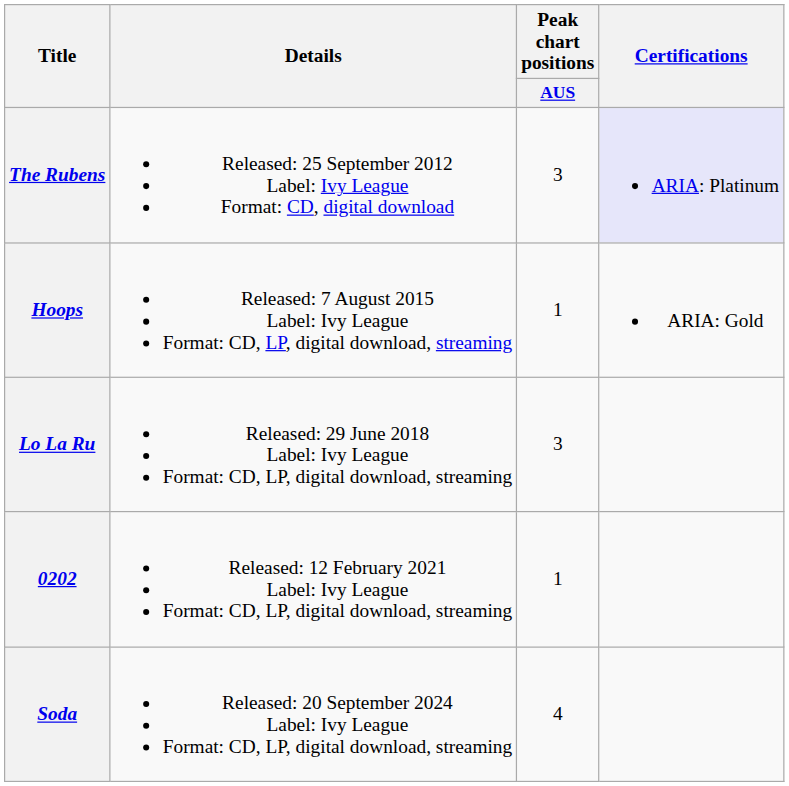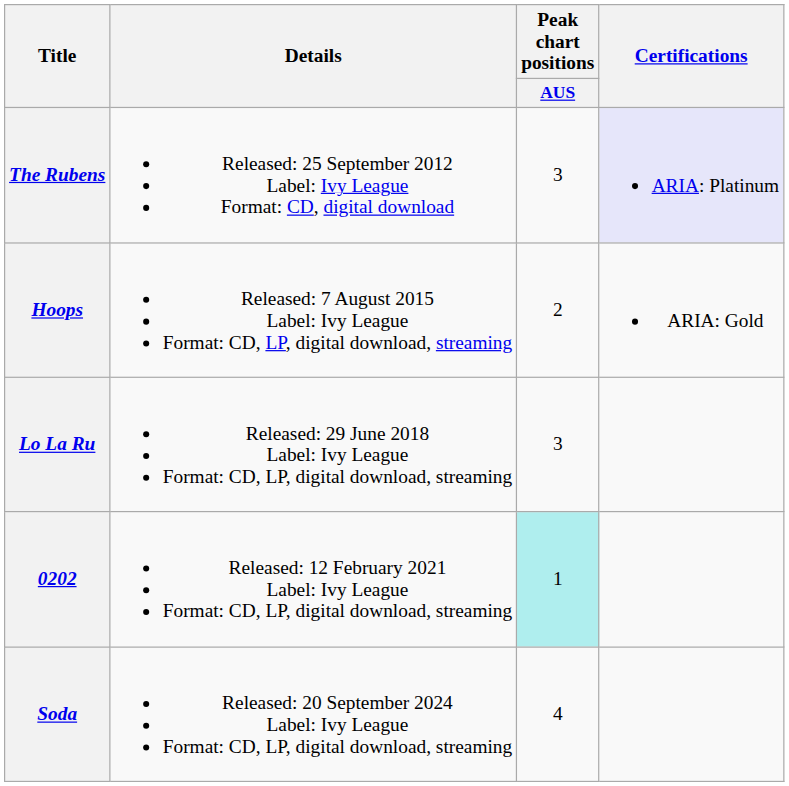(558, 309) 1 -> (558, 309) 2
(558, 579) no background -> (558, 579) paleturquoise background
